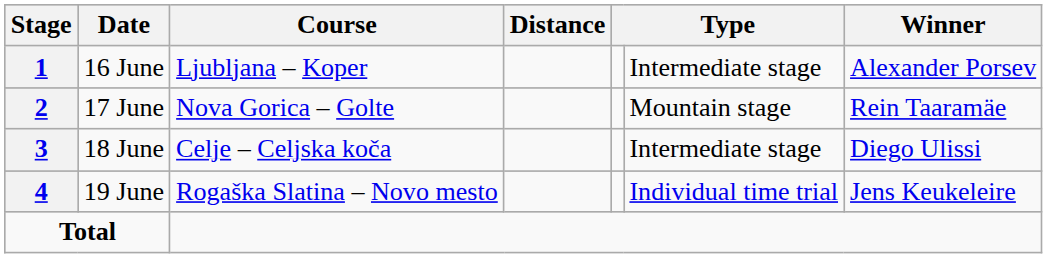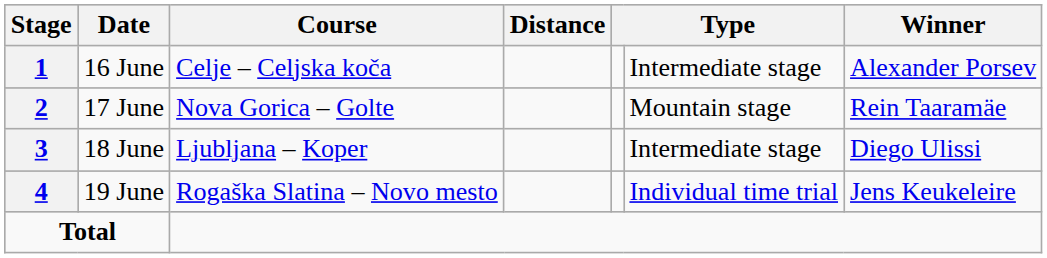(272, 66) Ljubljana – Koper -> (284, 66) Celje – Celjska koča
(284, 149) Celje – Celjska koča -> (272, 149) Ljubljana – Koper
